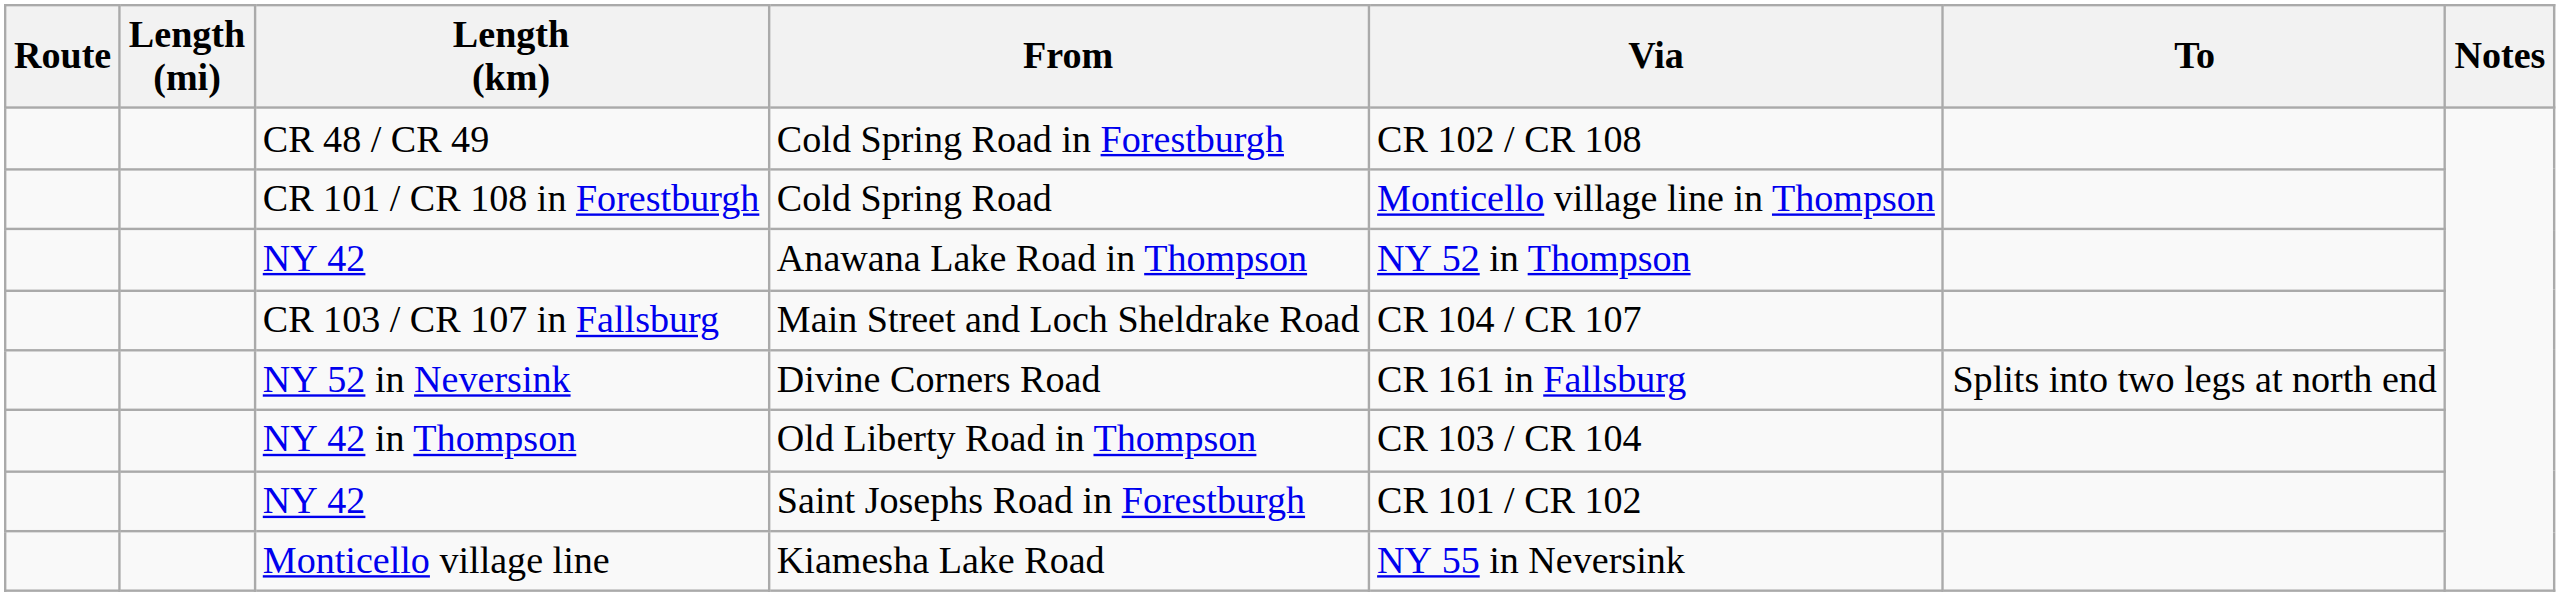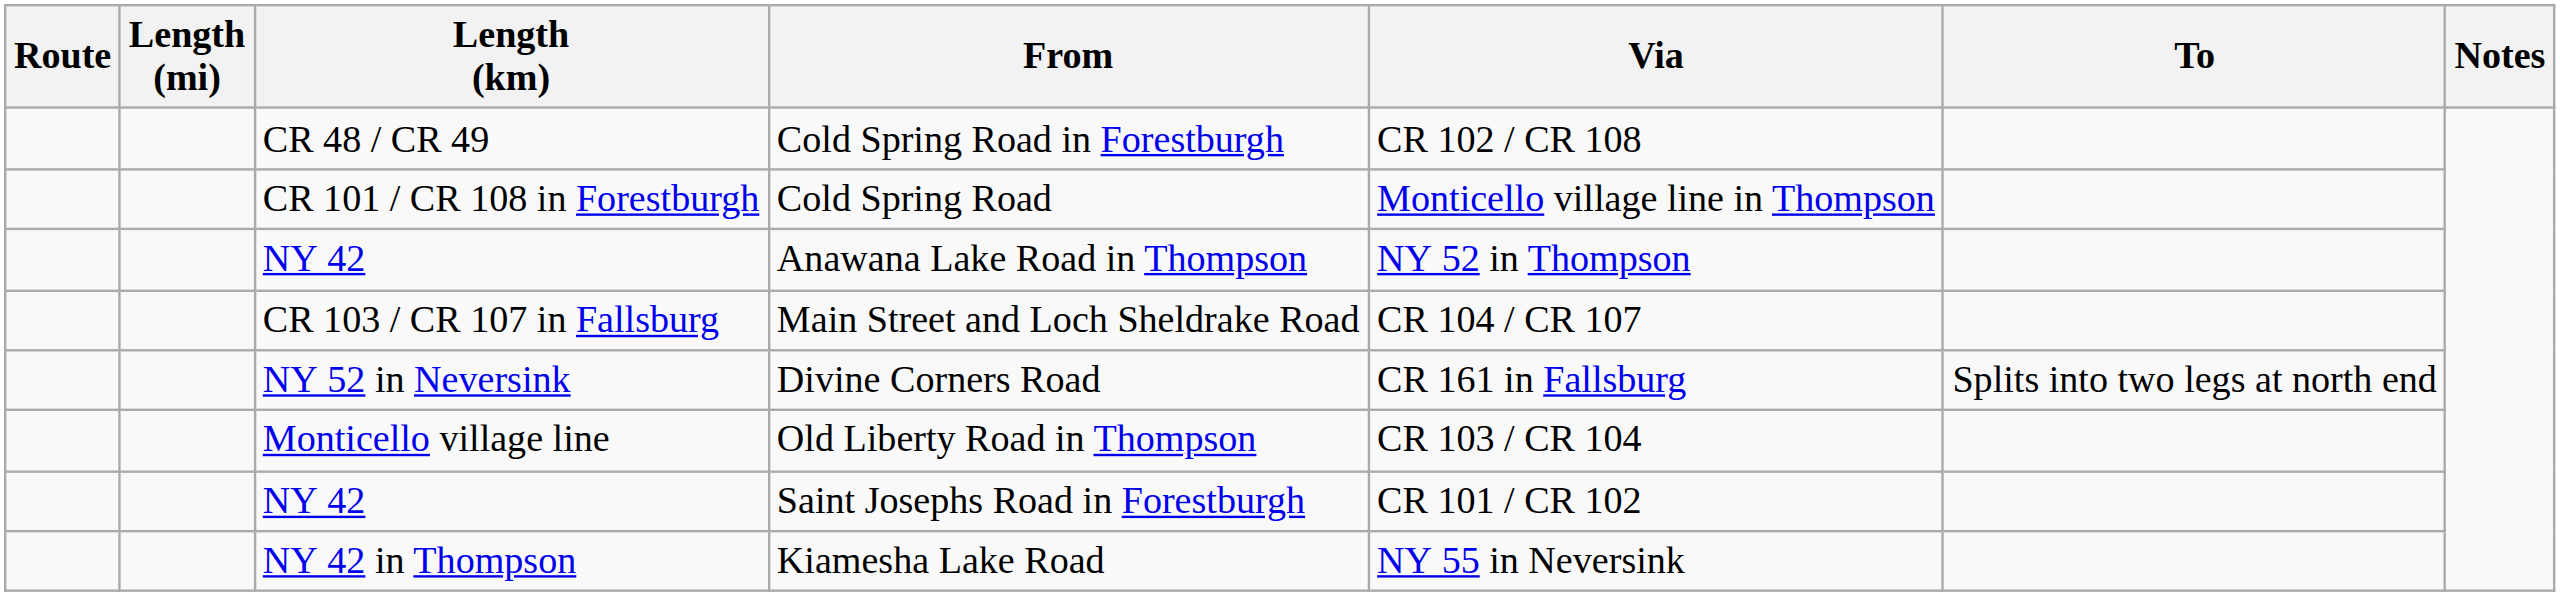(420, 439) NY 42 in Thompson -> (436, 439) Monticello village line
(436, 560) Monticello village line -> (420, 560) NY 42 in Thompson
